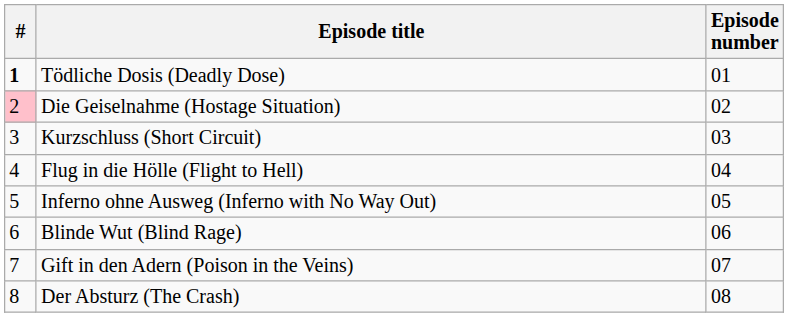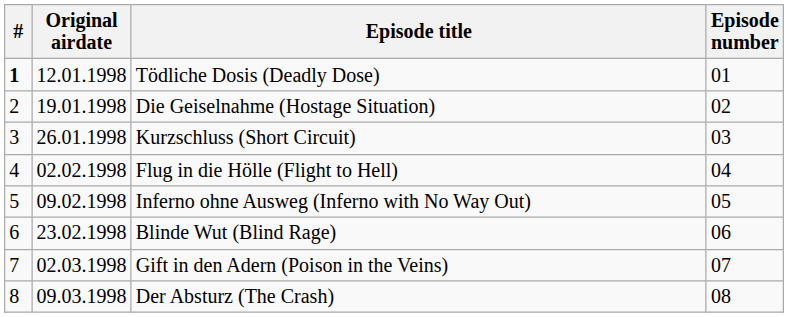+ column: (82, 31)
(14, 106) pink background -> (14, 106) no background
